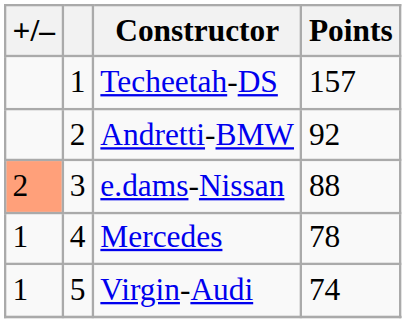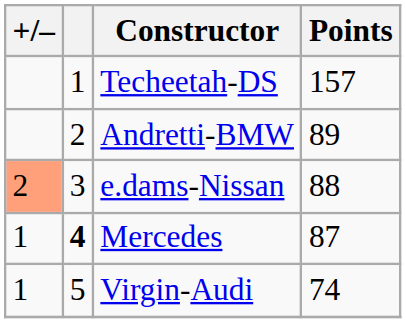(325, 133) 92 -> (325, 133) 89
(78, 237) normal -> (78, 237) bold
(325, 237) 78 -> (325, 237) 87
